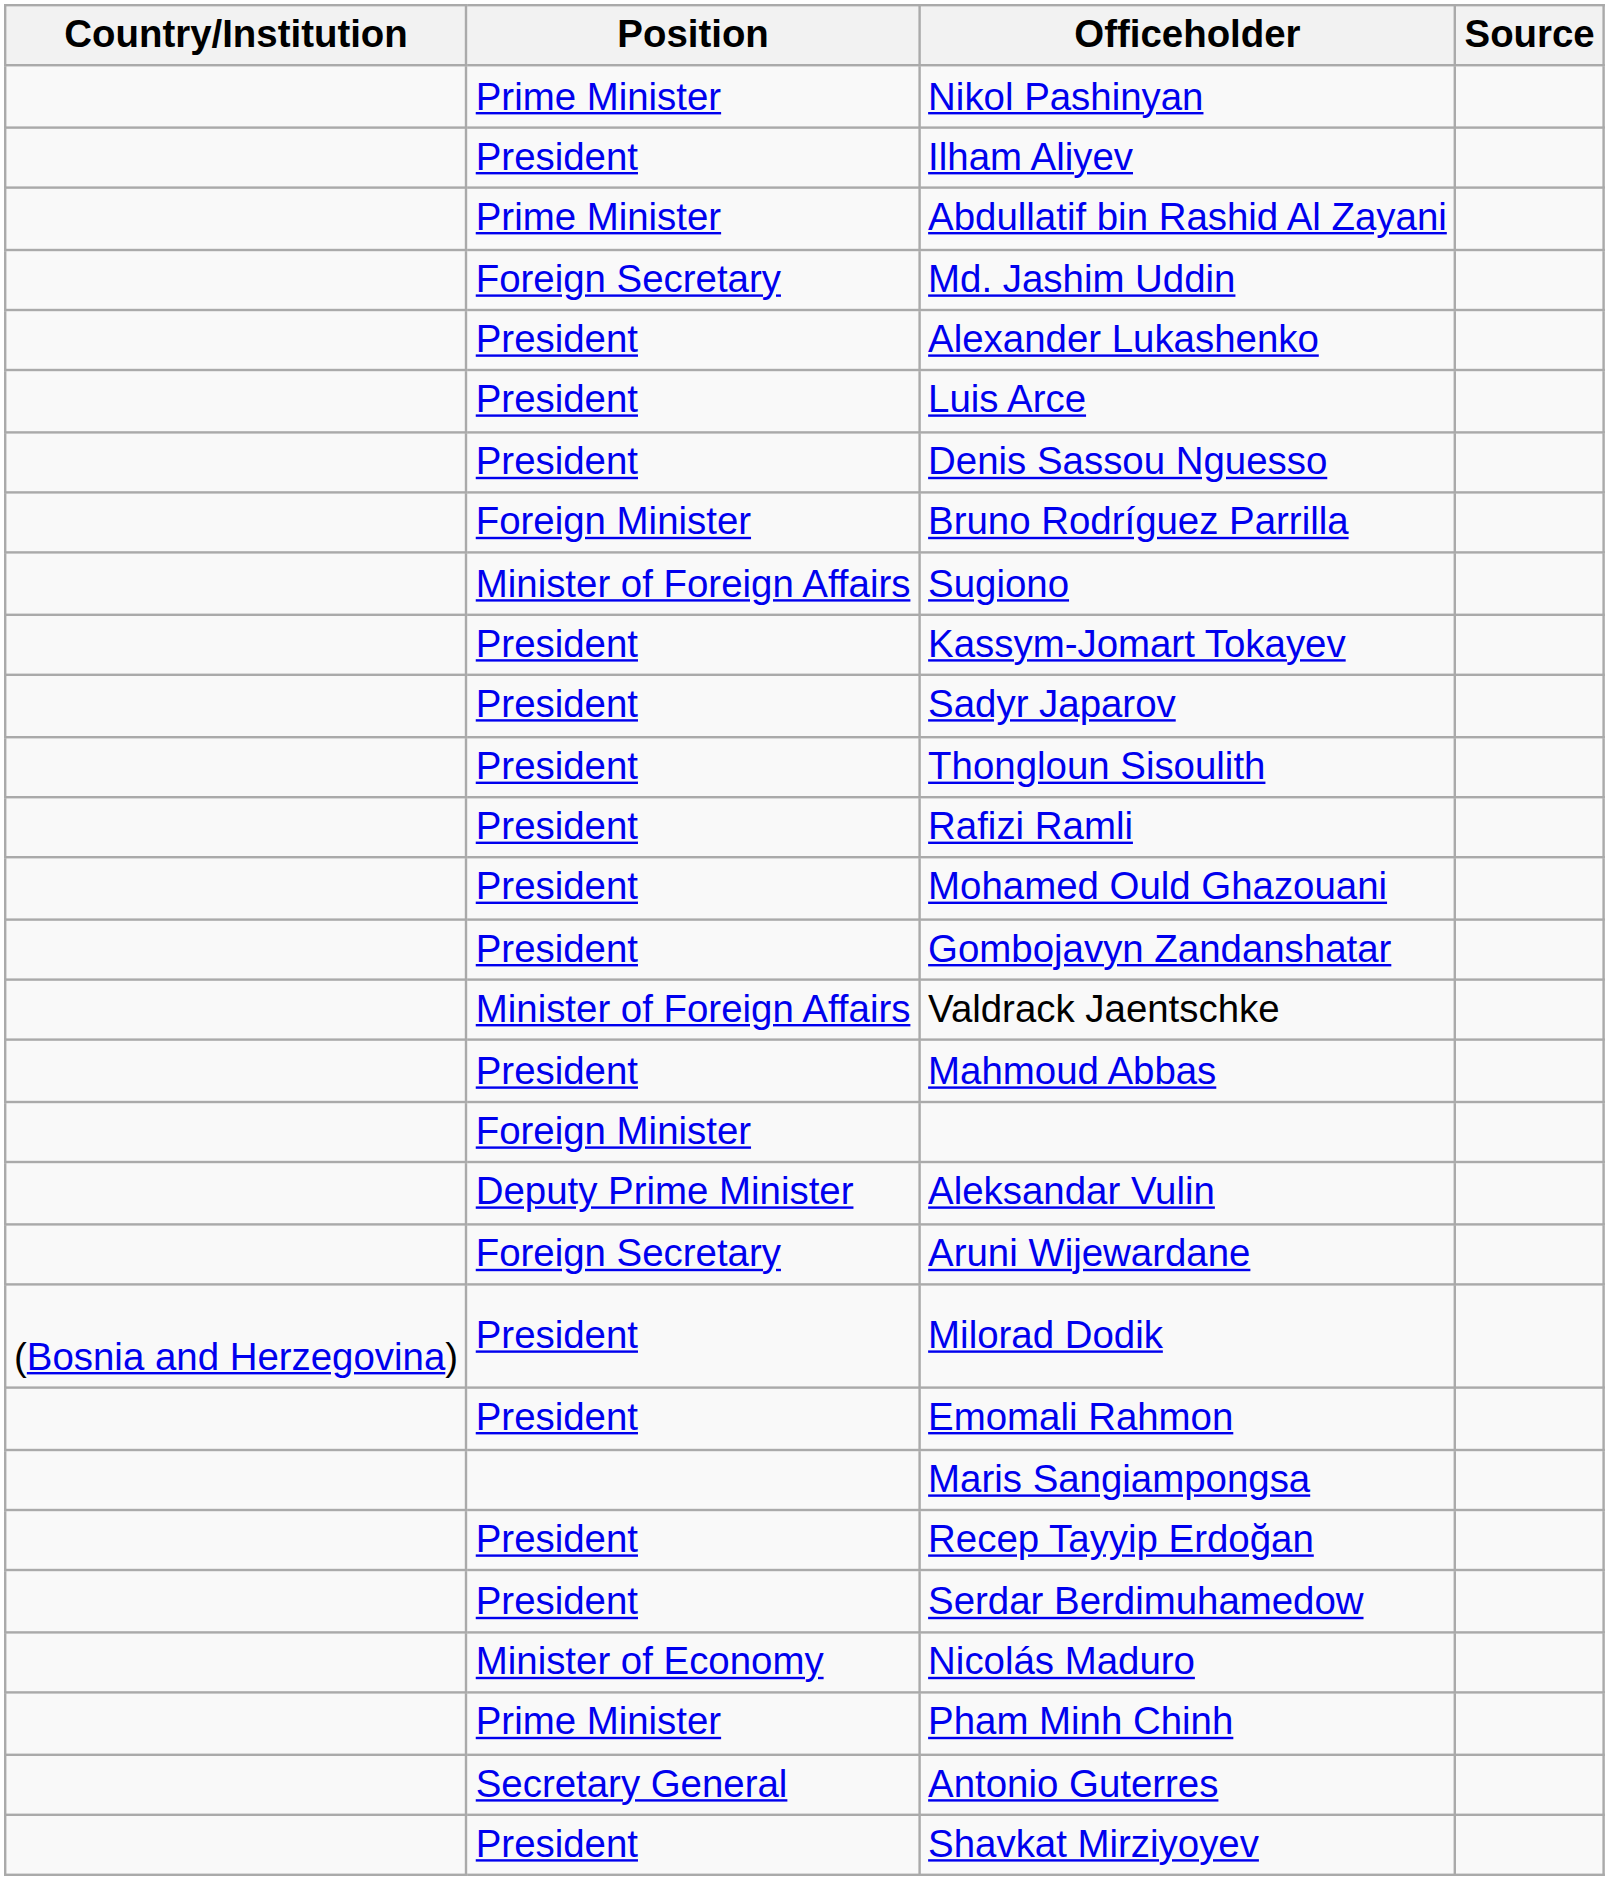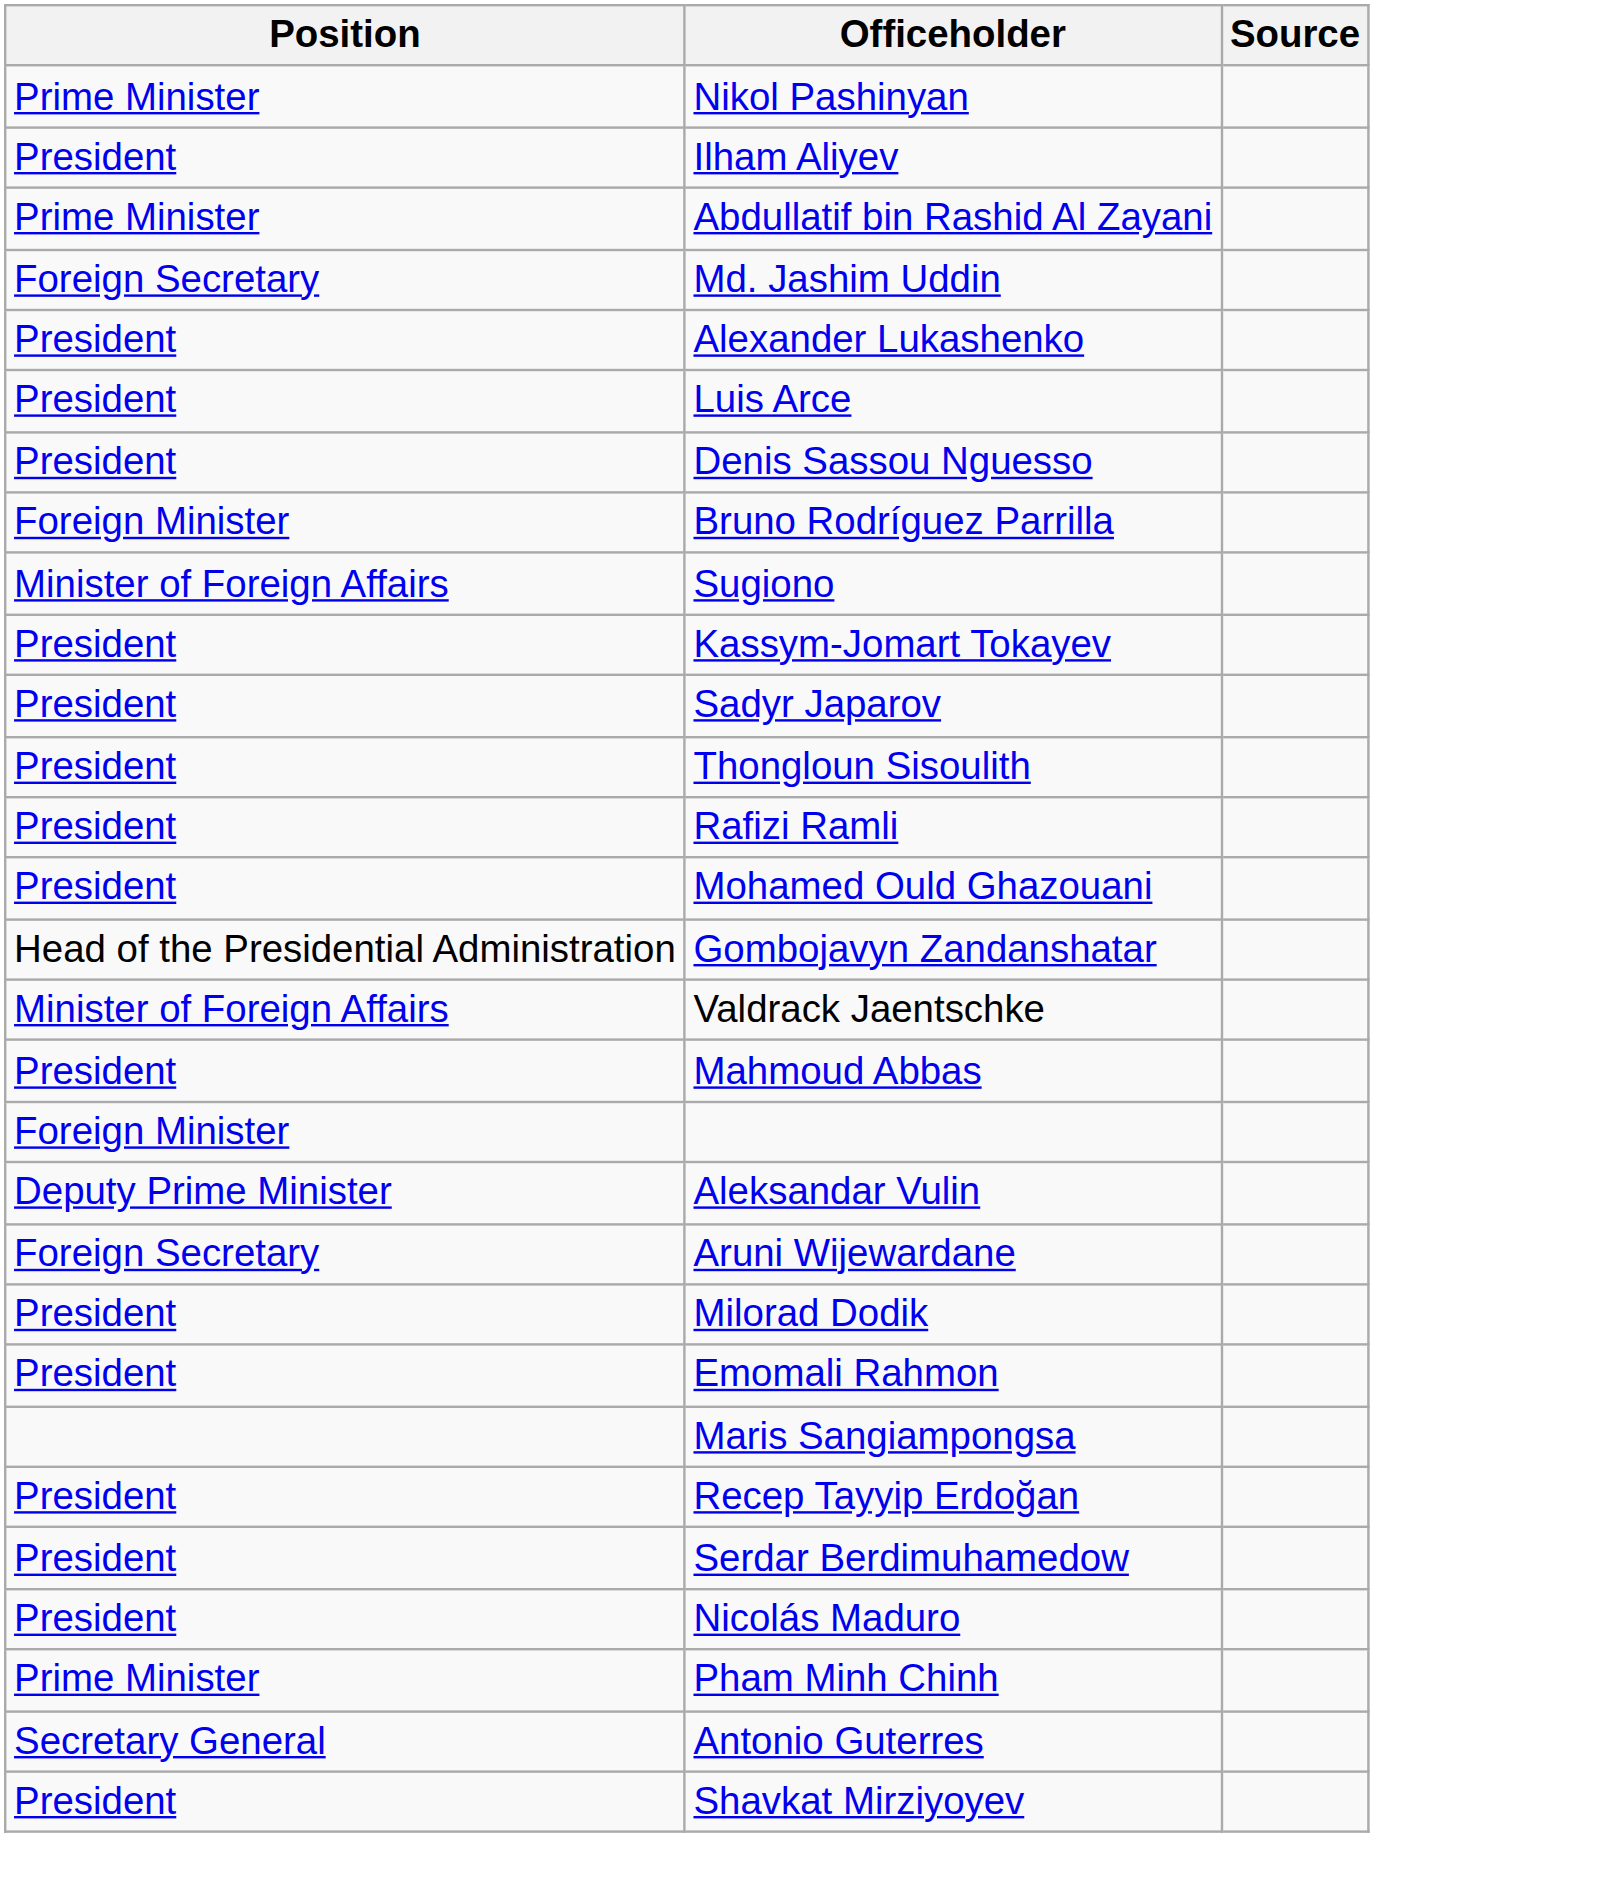- column: (236, 34)
(557, 948) President -> (345, 948) Head of the Presidential Administration
(650, 1661) Minister of Economy -> (95, 1618) President
